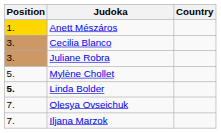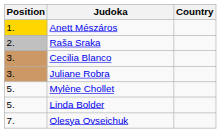+ row: (75, 43)
(11, 89) bold -> (11, 105) normal
- row: (79, 120)
